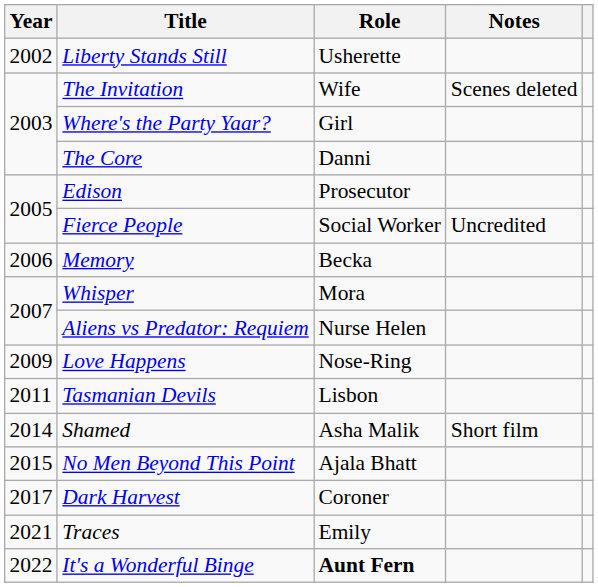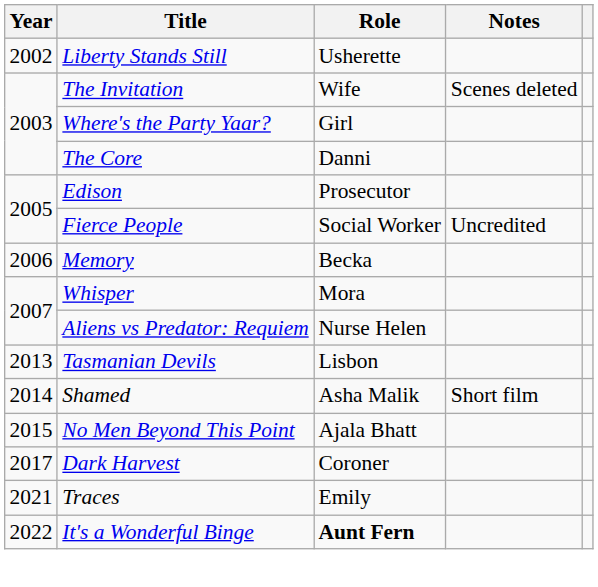- row: (124, 361)
(31, 395) 2011 -> (31, 361) 2013
